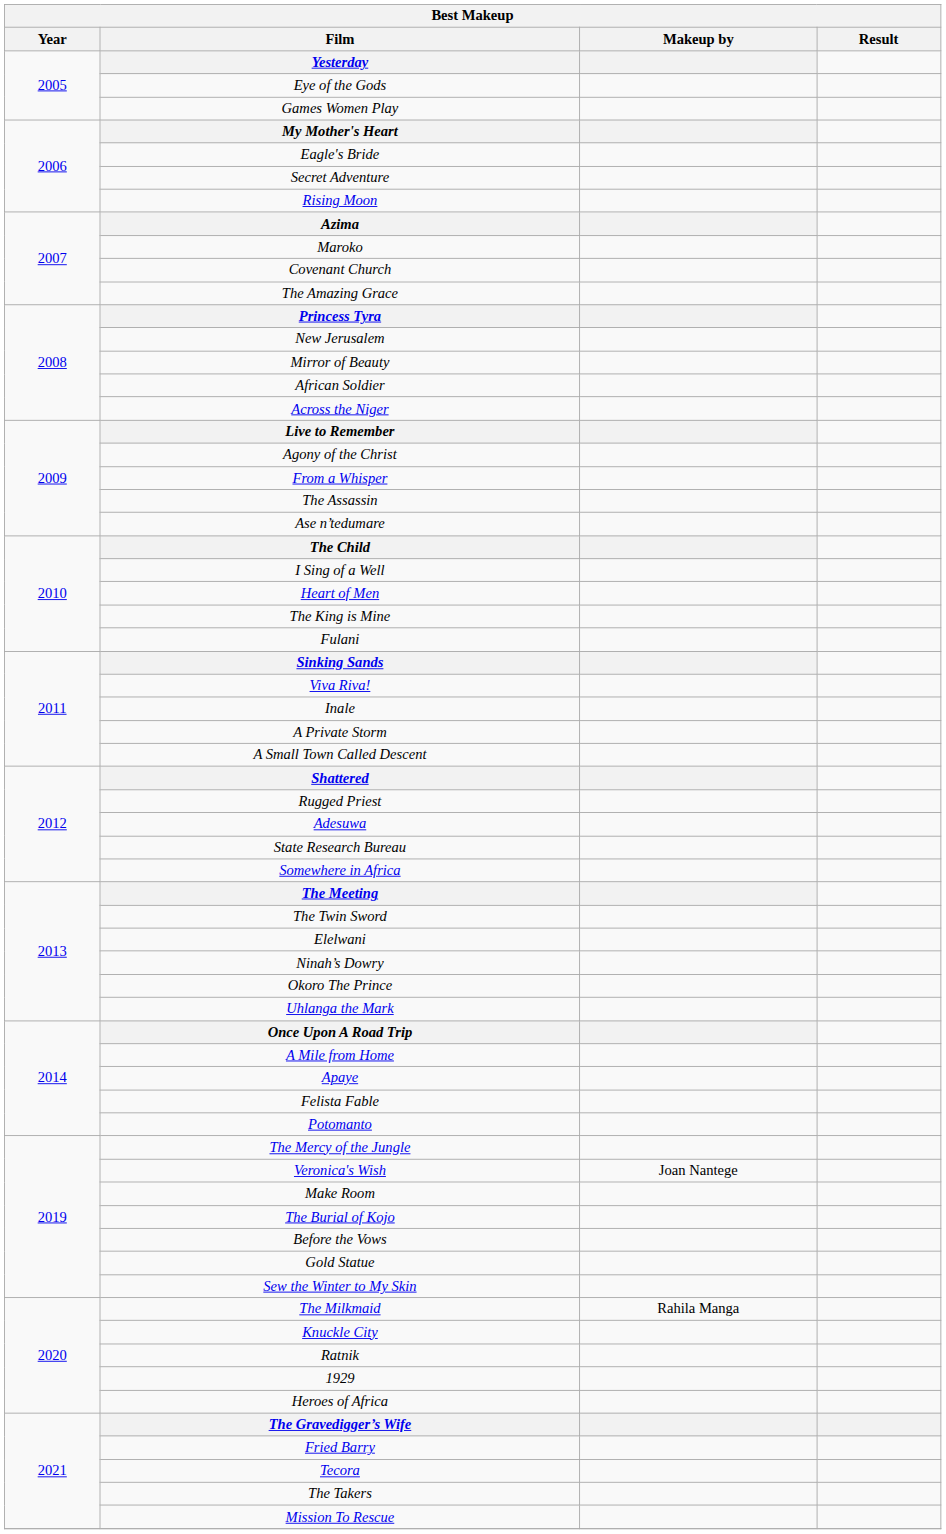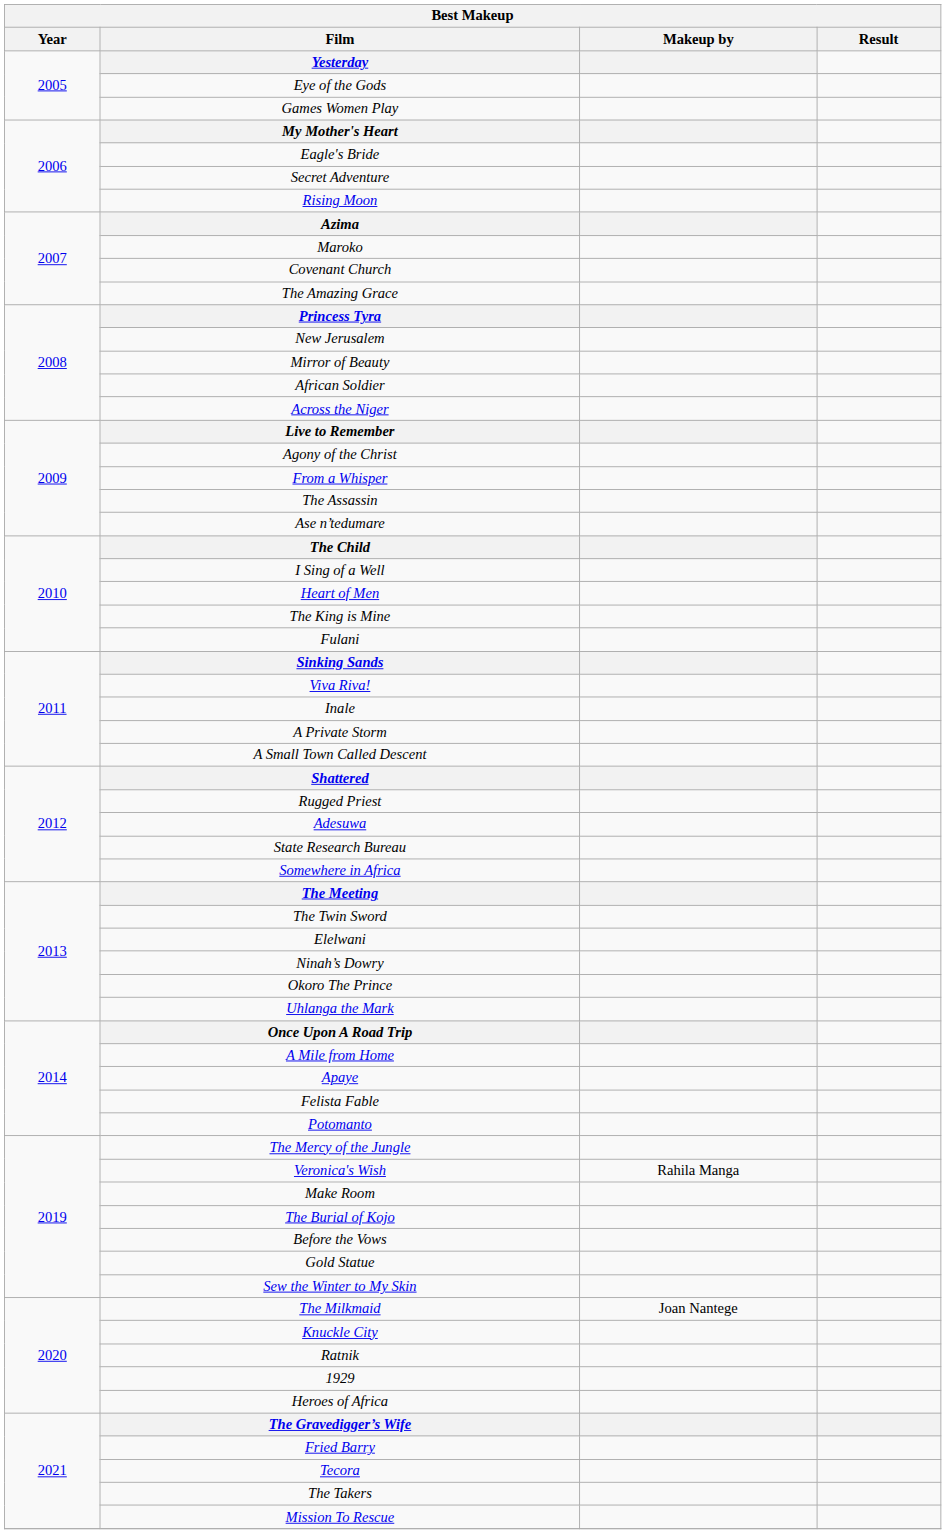(698, 1170) Joan Nantege -> (698, 1170) Rahila Manga
(698, 1309) Rahila Manga -> (698, 1309) Joan Nantege
